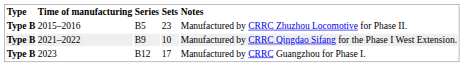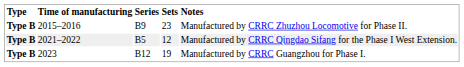(140, 26) B5 -> (140, 26) B9
(140, 40) B9 -> (140, 40) B5
(166, 40) 10 -> (166, 40) 12
(166, 54) 17 -> (166, 54) 19
